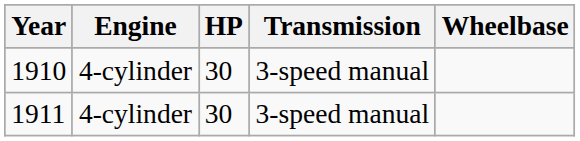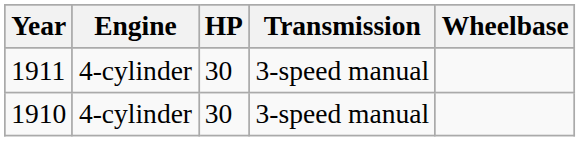rows swapped: (39, 69) <-> (38, 113)
